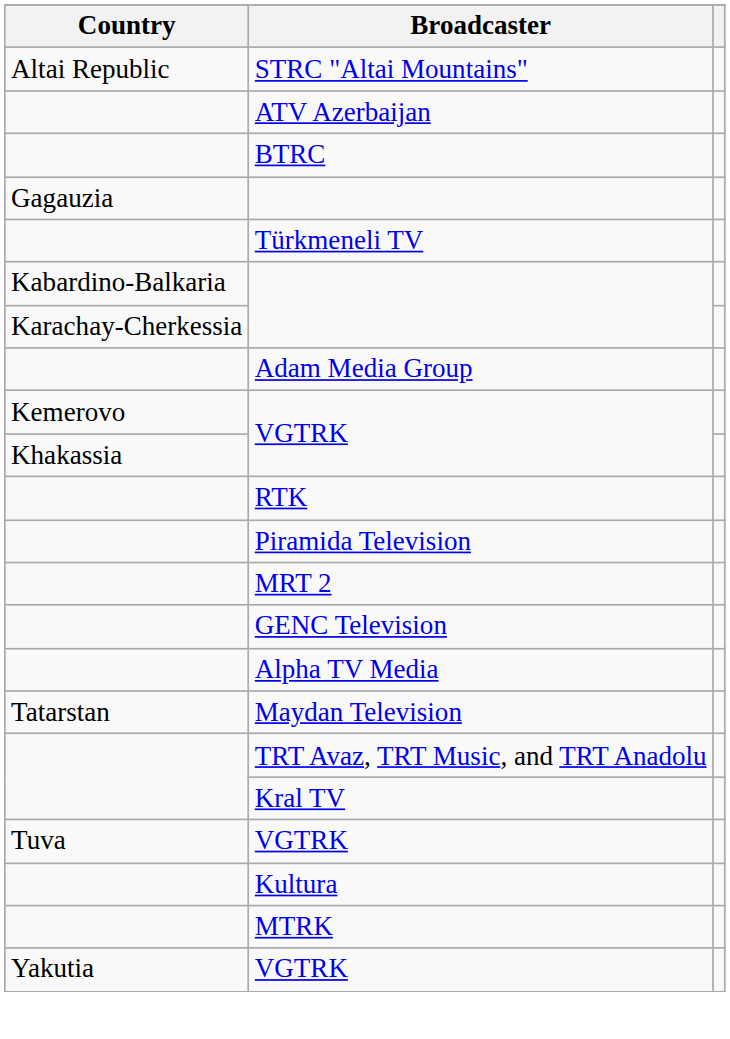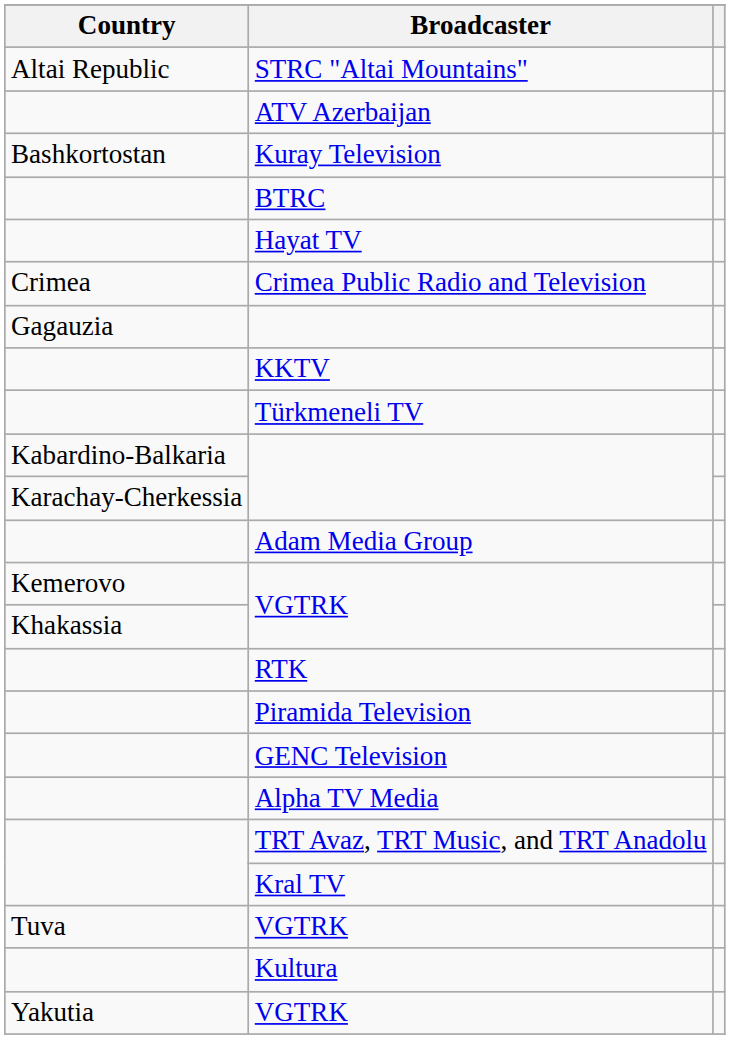+ row: (88, 154)
+ row: (127, 241)
+ row: (51, 283)
+ row: (127, 369)
- row: (127, 584)
- row: (60, 712)
- row: (127, 927)
